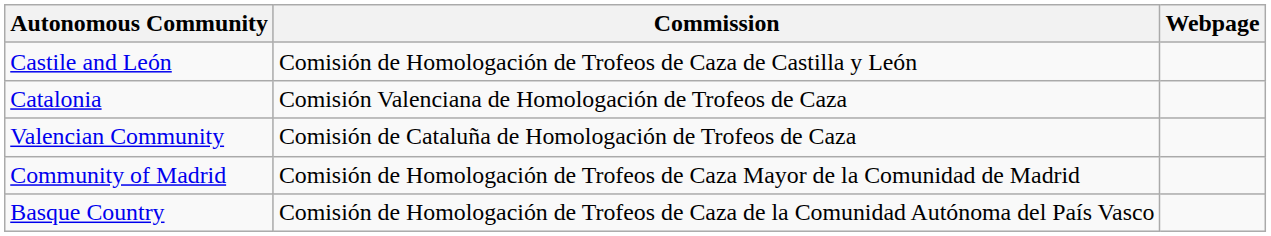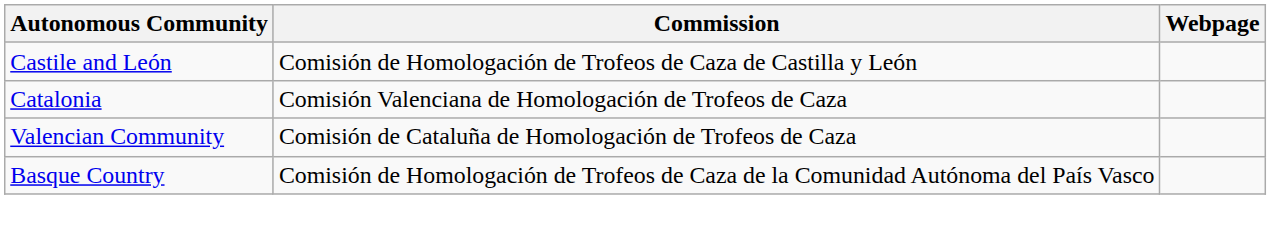- row: (118, 174)
